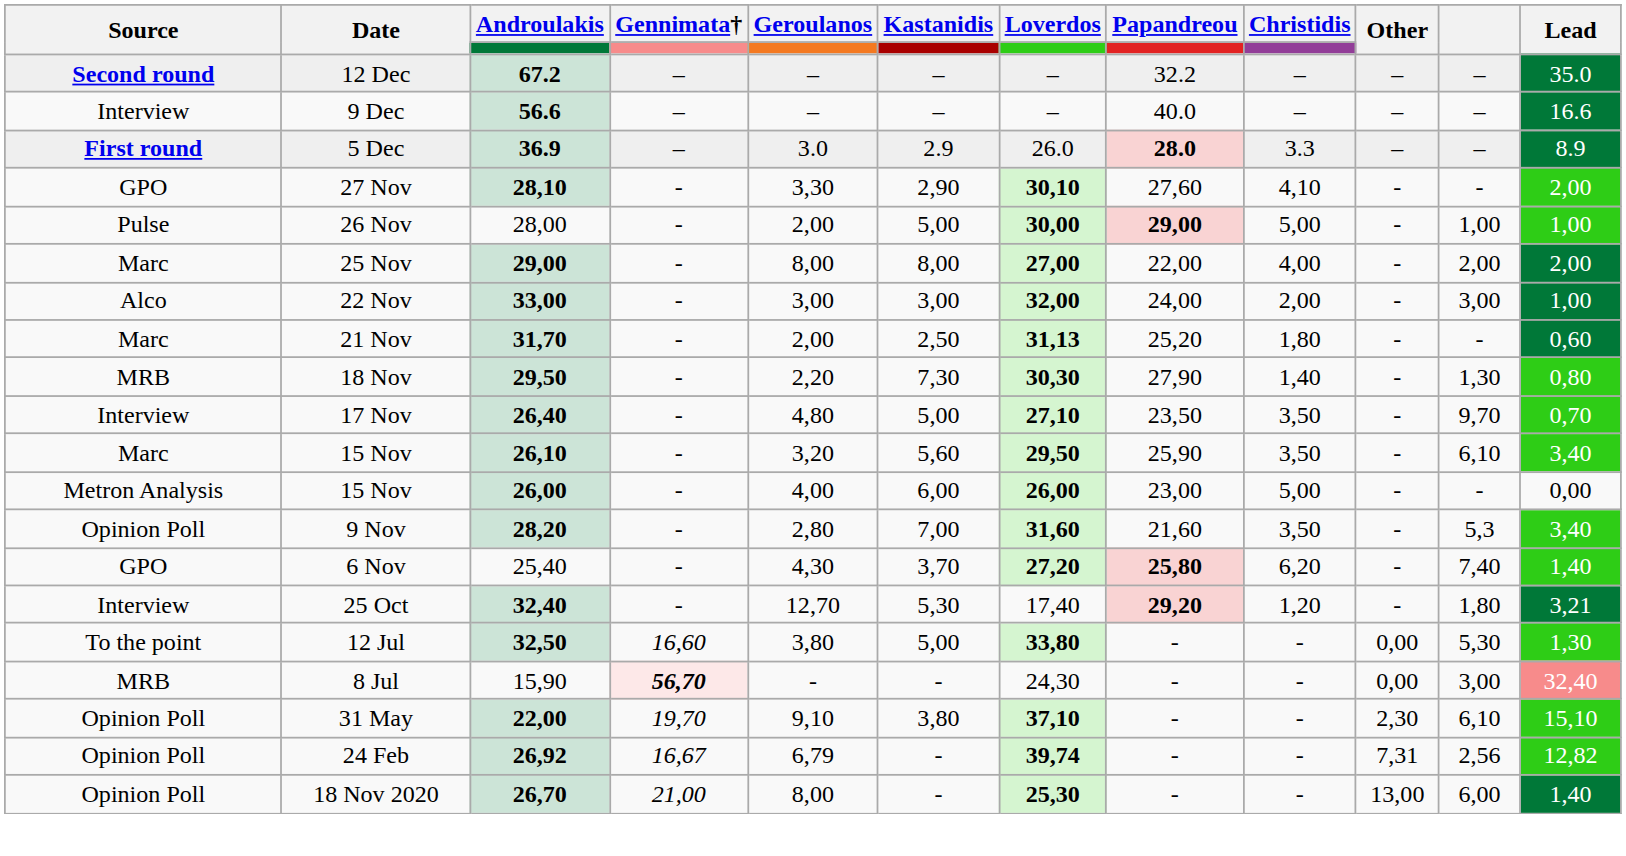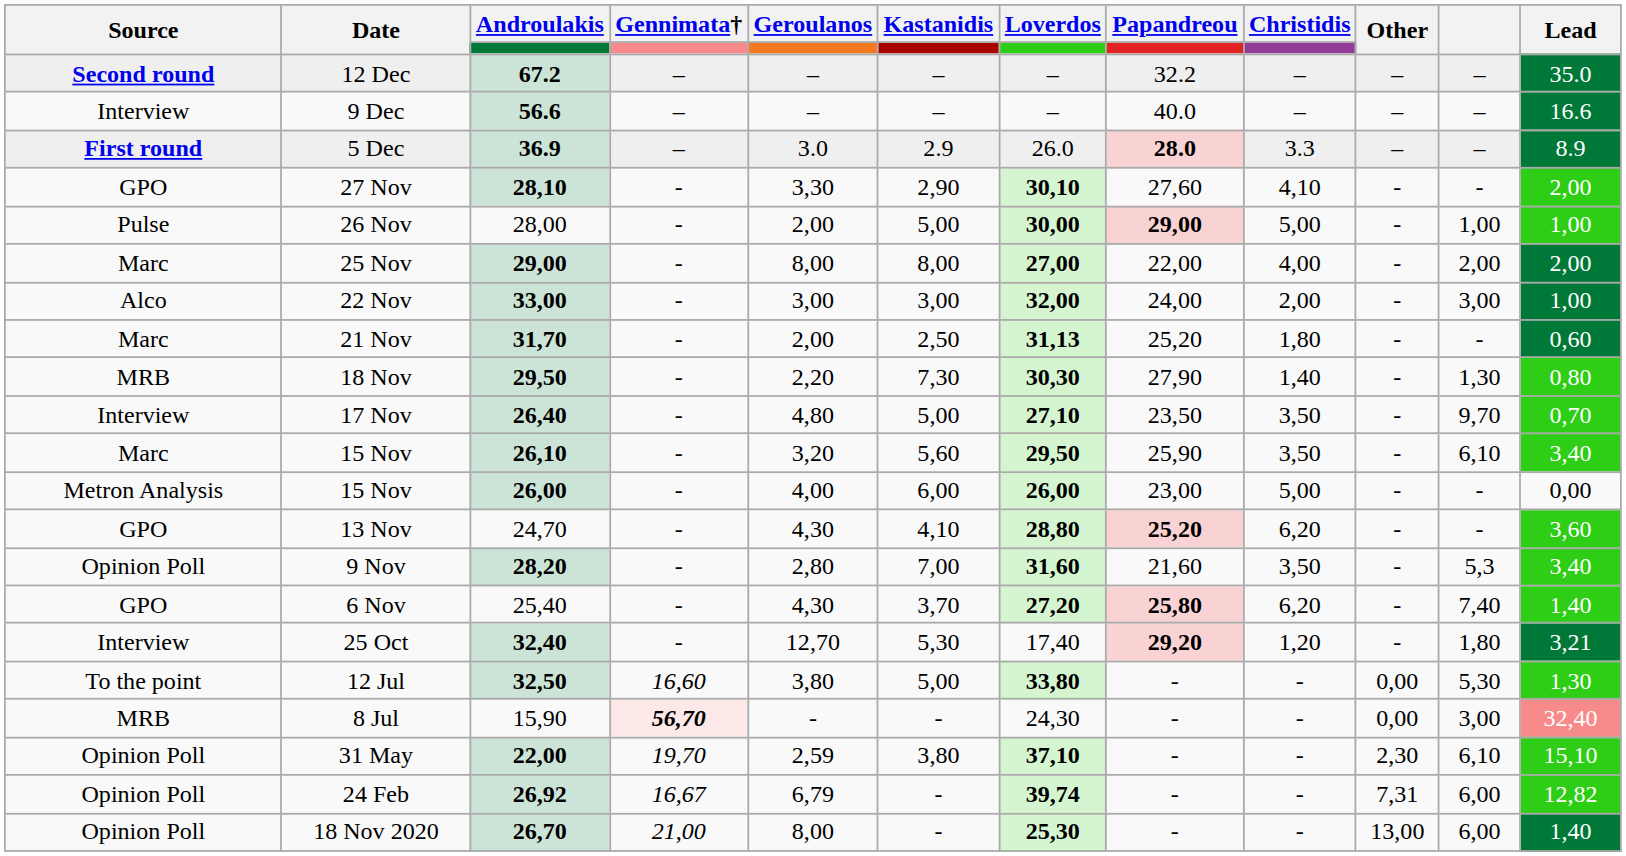+ row: (376, 528)
(813, 718) 9,10 -> (813, 756) 2,59
(1480, 756) 2,56 -> (1480, 794) 6,00
